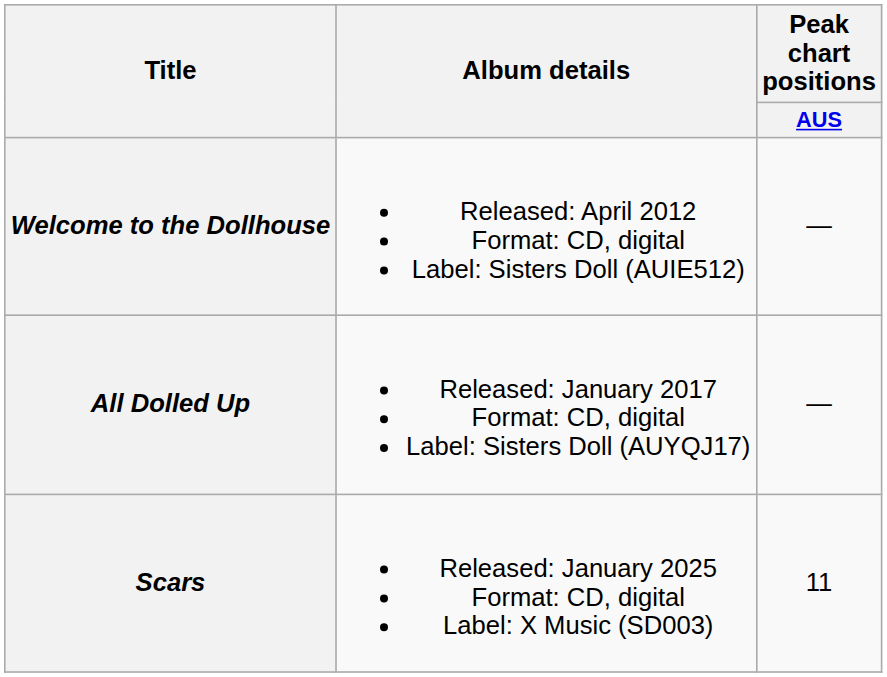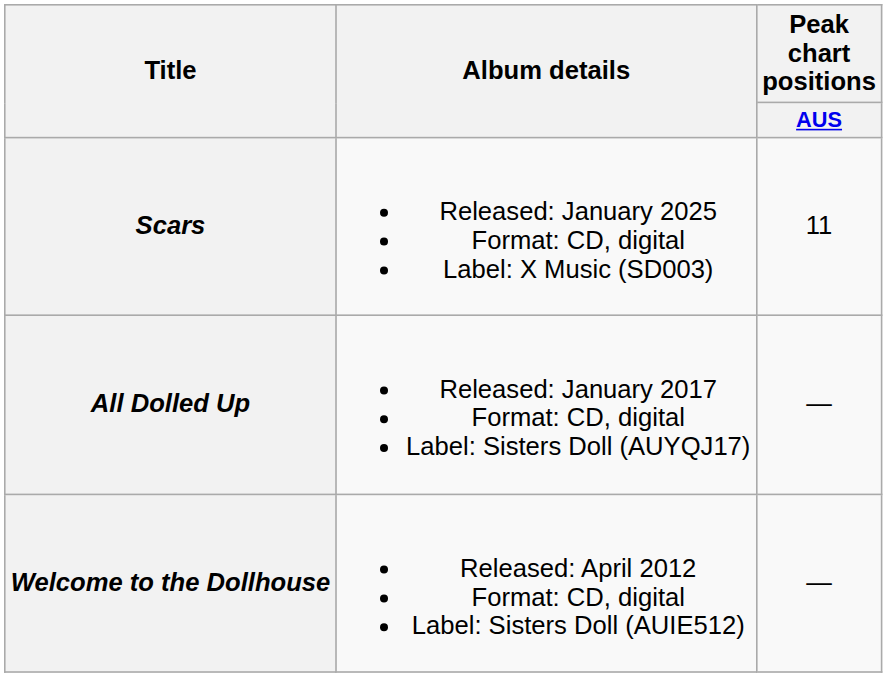rows swapped: (170, 226) <-> (170, 582)
